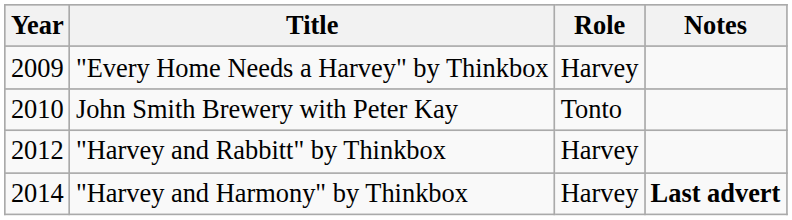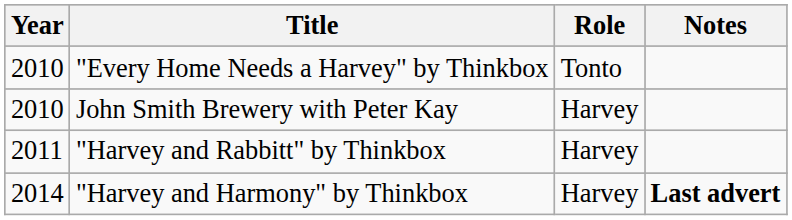(37, 67) 2009 -> (37, 67) 2010
(600, 67) Harvey -> (591, 67) Tonto
(591, 109) Tonto -> (600, 109) Harvey
(37, 151) 2012 -> (37, 151) 2011
